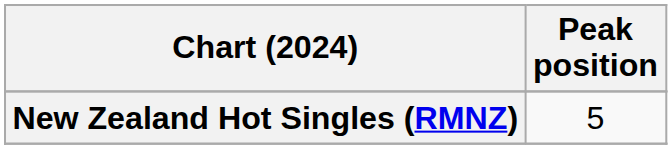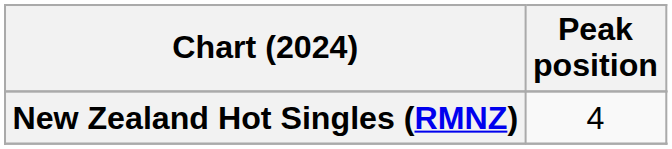(595, 117) 5 -> (595, 117) 4
